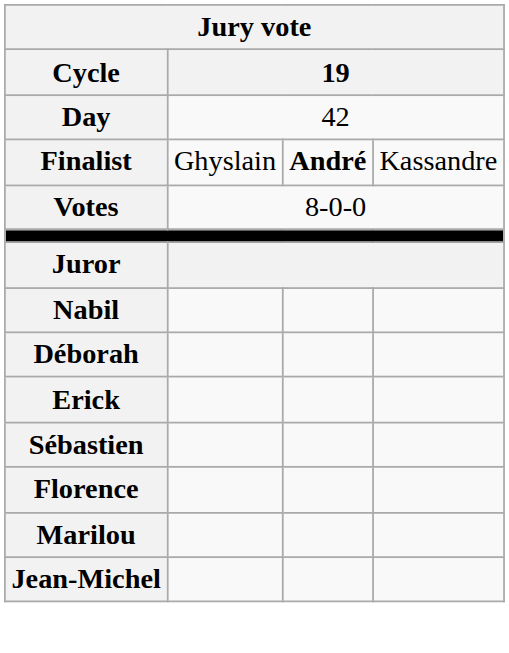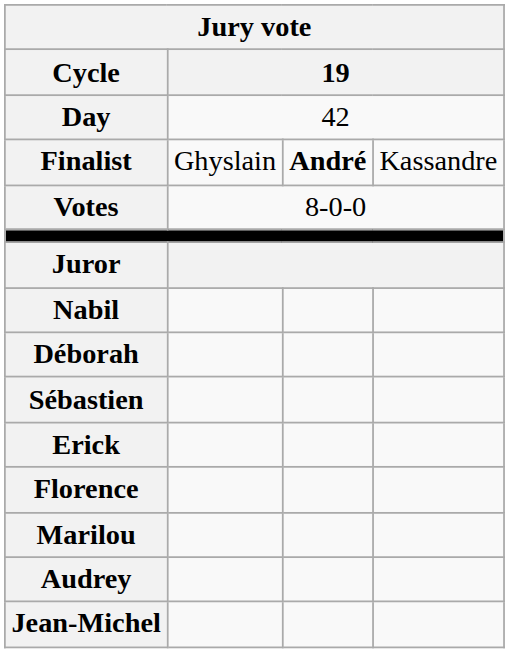rows swapped: (86, 399) <-> (86, 444)
+ row: (86, 578)
